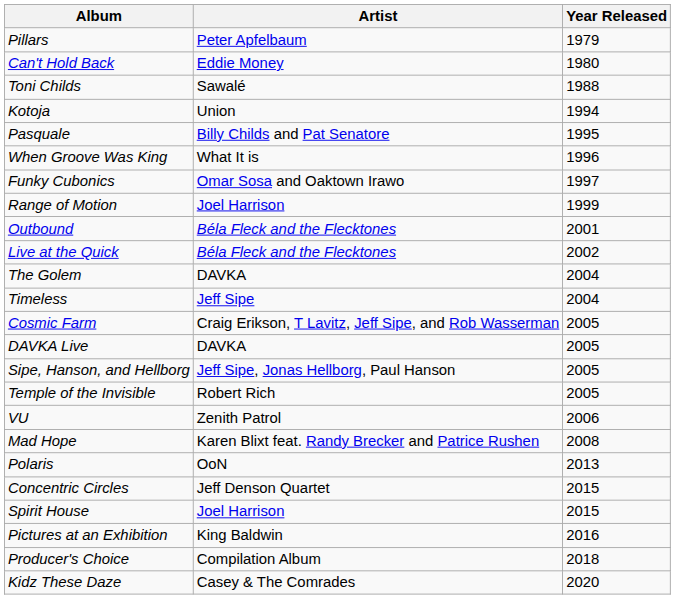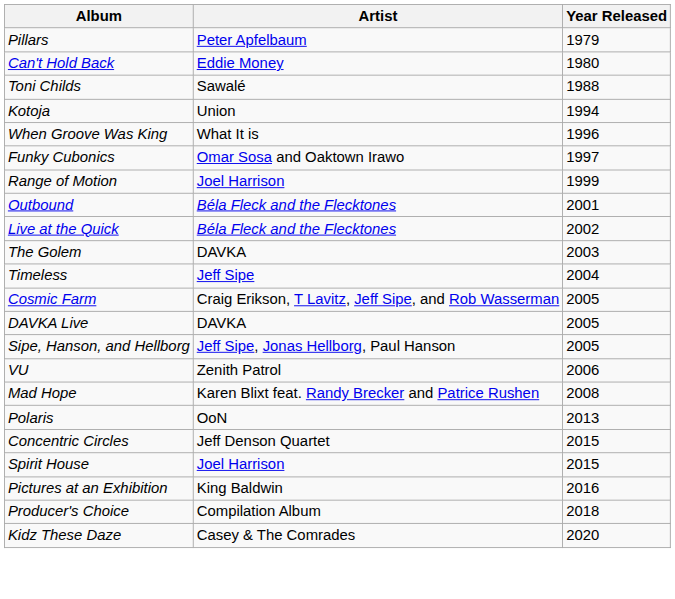- row: (39, 134)
(583, 275) 2004 -> (583, 252) 2003
- row: (82, 393)
